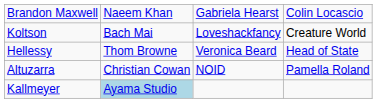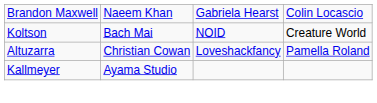(238, 32) Loveshackfancy -> (211, 32) NOID
- row: (29, 51)
(211, 70) NOID -> (238, 51) Loveshackfancy
(140, 88) lightblue background -> (140, 70) no background
